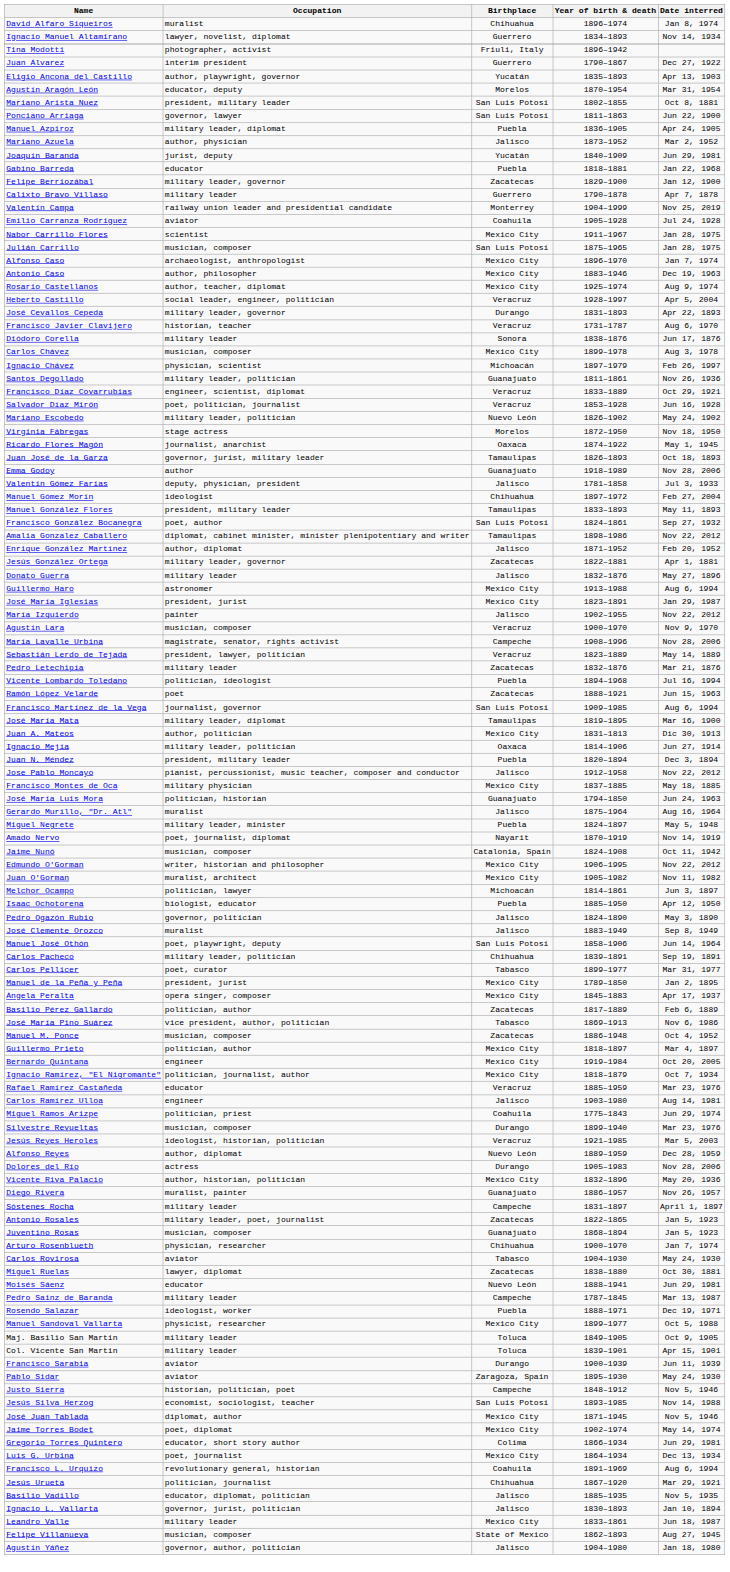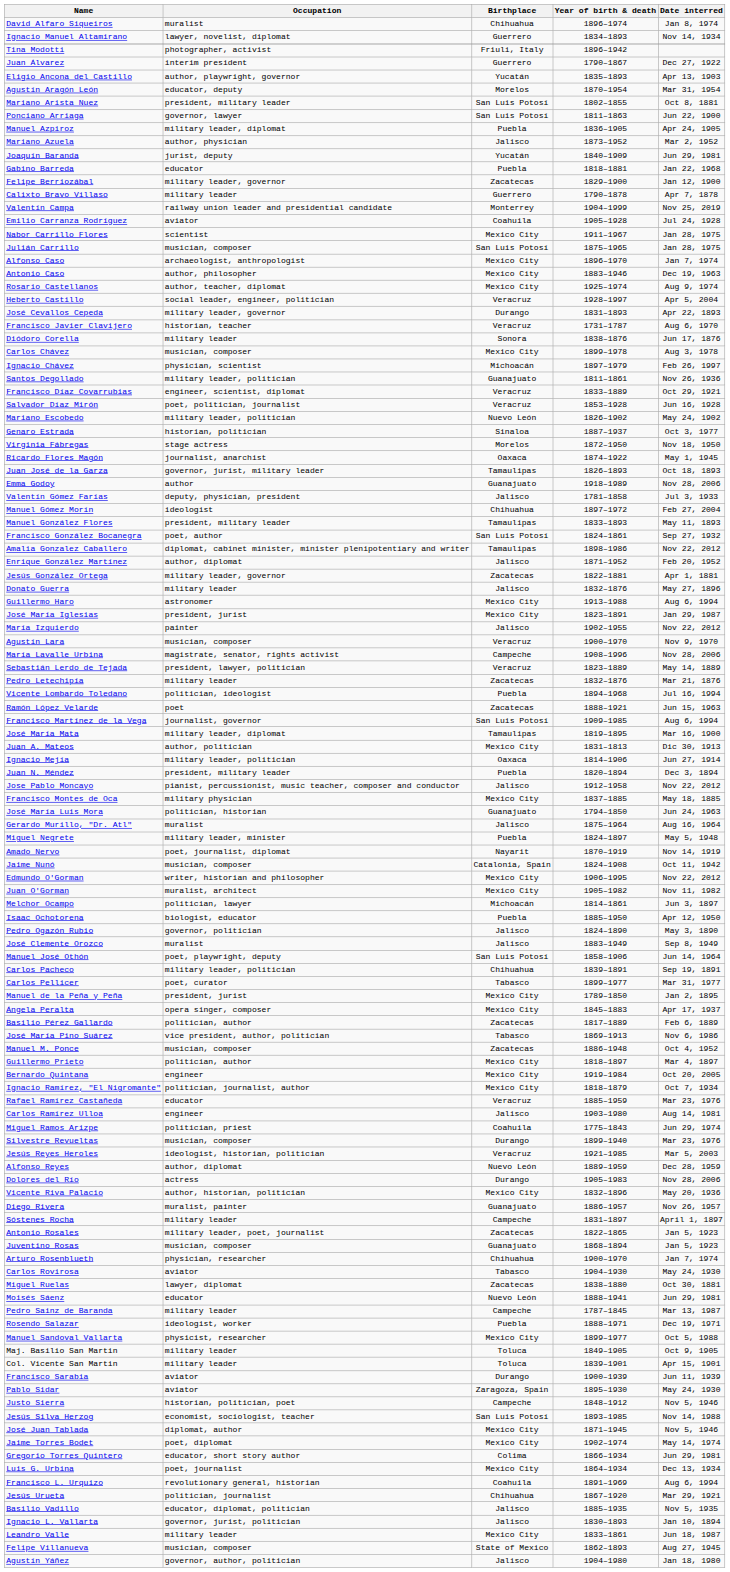+ row: (40, 431)
